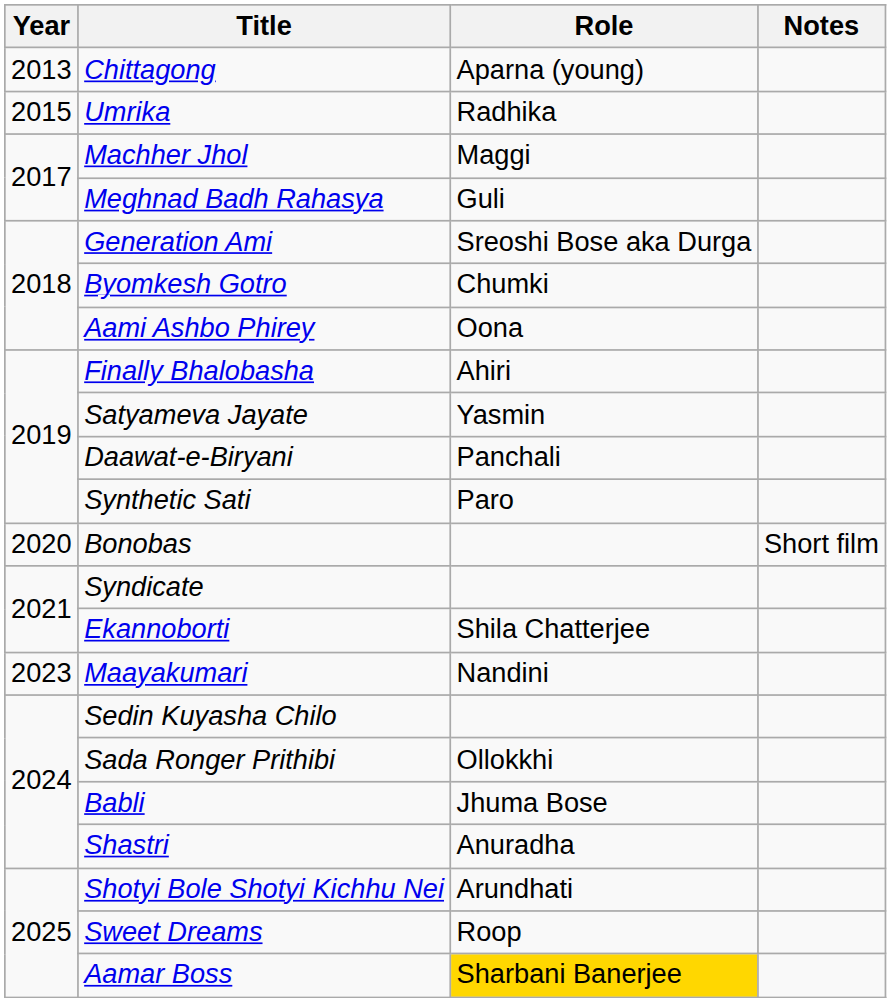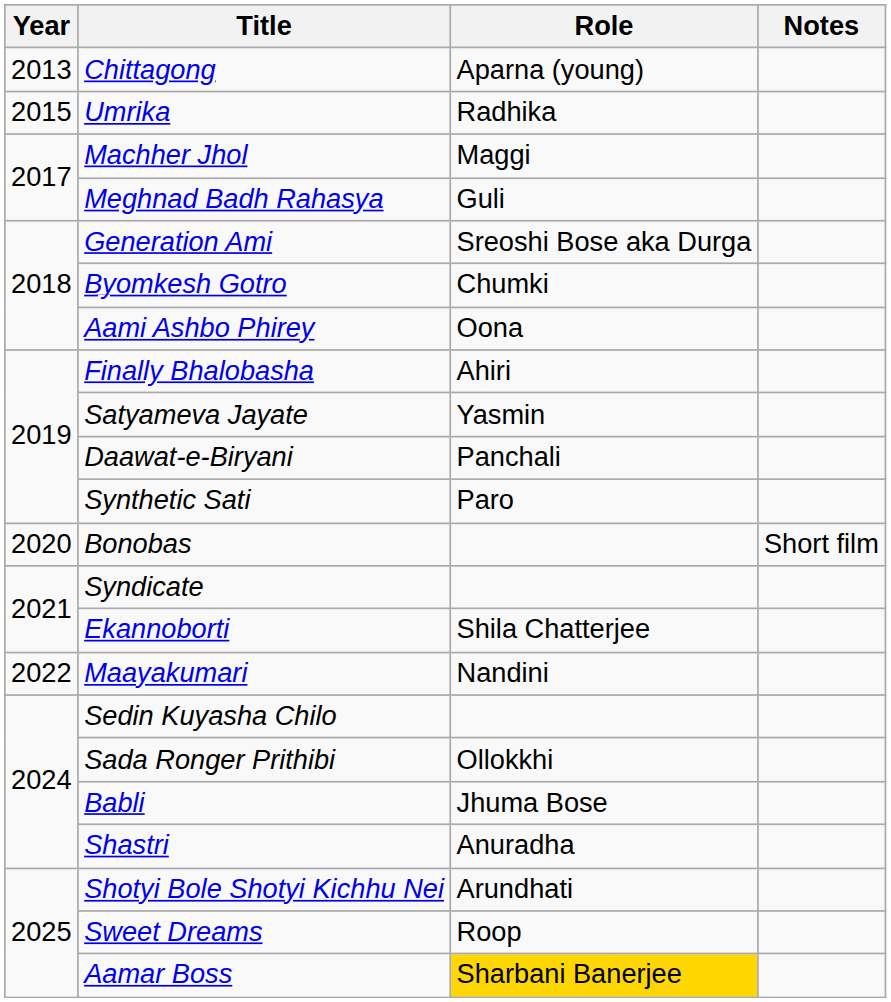(41, 673) 2023 -> (41, 673) 2022
